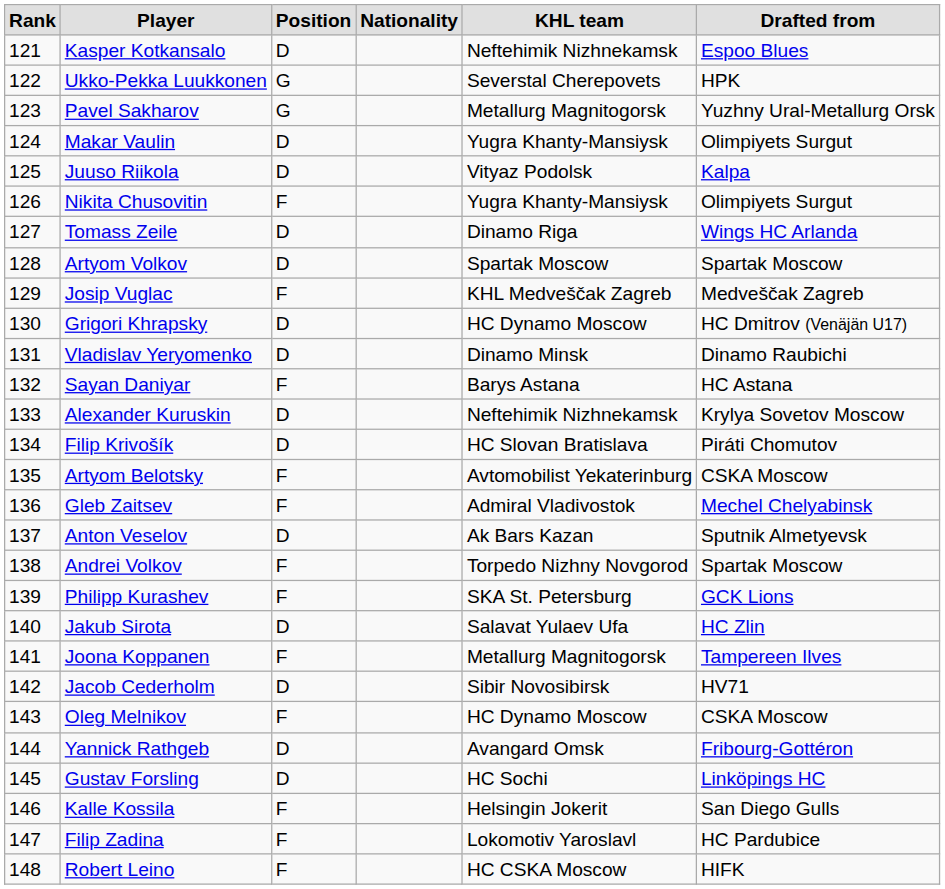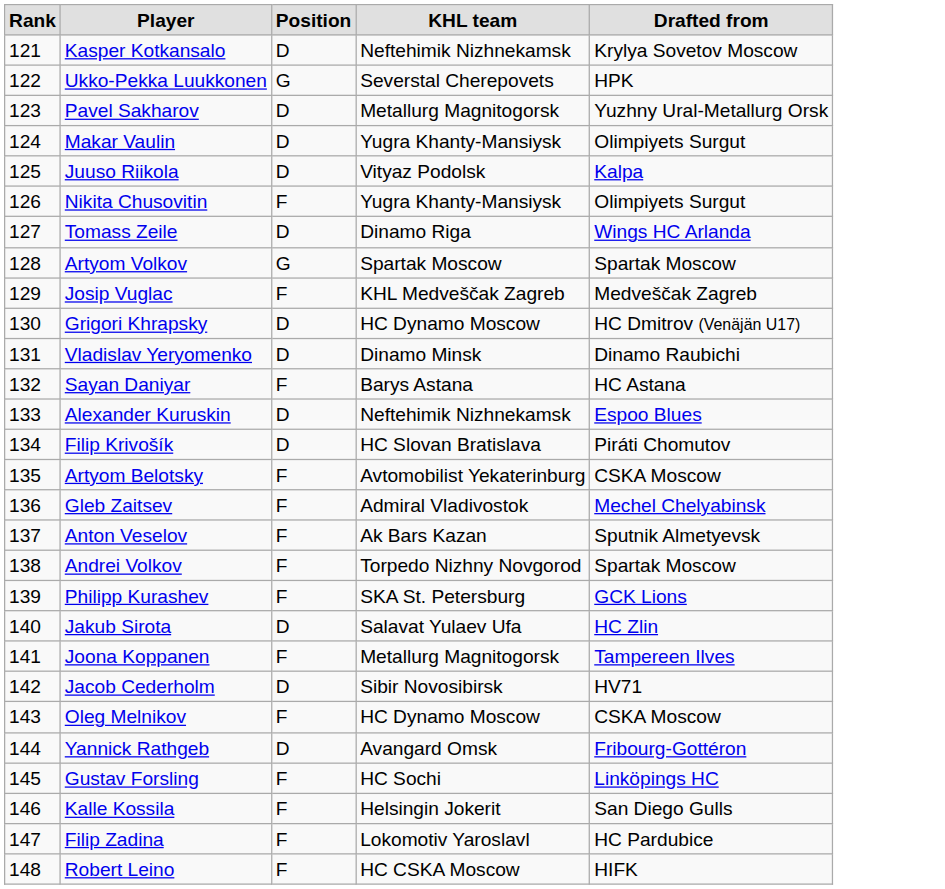- column: (409, 20)
(755, 50) Espoo Blues -> (696, 50) Krylya Sovetov Moscow
(283, 111) G -> (283, 111) D
(283, 263) D -> (283, 263) G
(803, 414) Krylya Sovetov Moscow -> (648, 414) Espoo Blues
(283, 535) D -> (282, 535) F
(283, 778) D -> (282, 778) F
